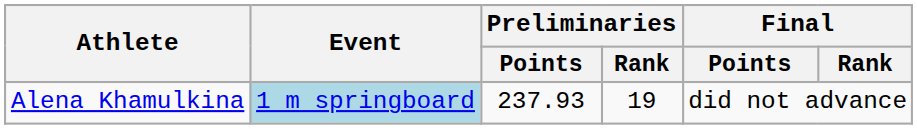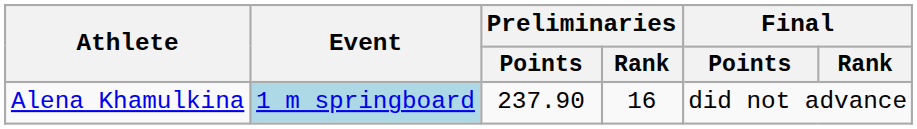(541, 102) 237.93 -> (541, 102) 237.90
(642, 102) 19 -> (642, 102) 16
